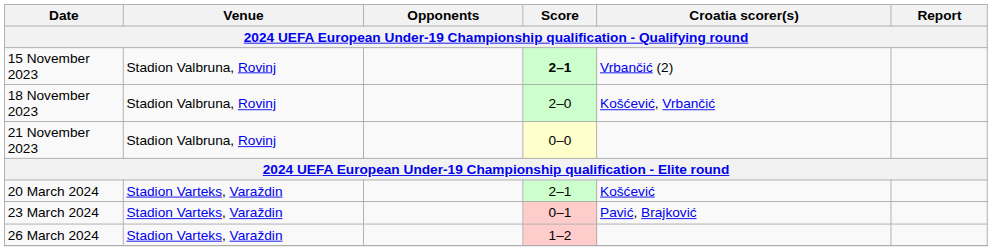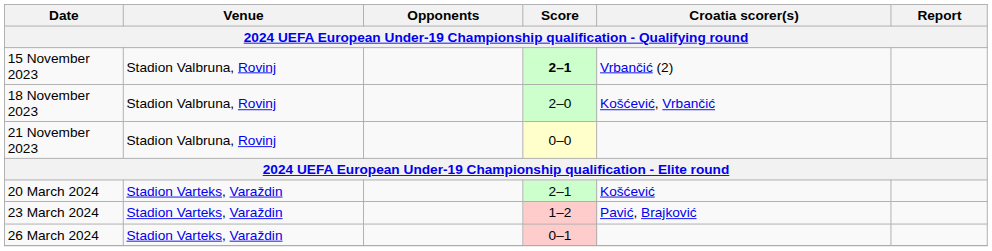(560, 213) 0–1 -> (560, 213) 1–2
(560, 235) 1–2 -> (560, 235) 0–1
